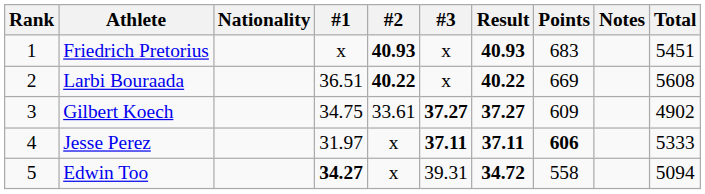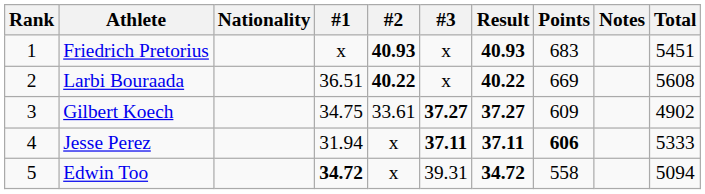(341, 142) 31.97 -> (341, 142) 31.94
(341, 173) 34.27 -> (341, 173) 34.72
